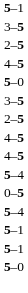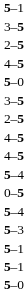+ row: (1, 230)
